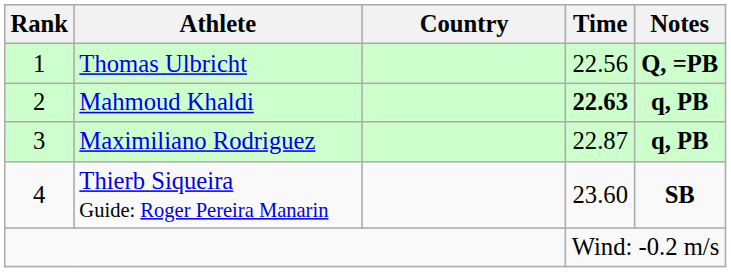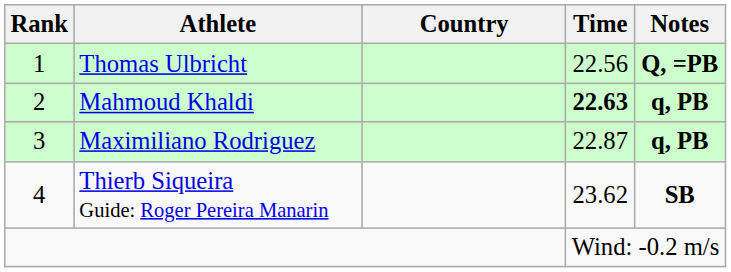(600, 194) 23.60 -> (600, 194) 23.62
